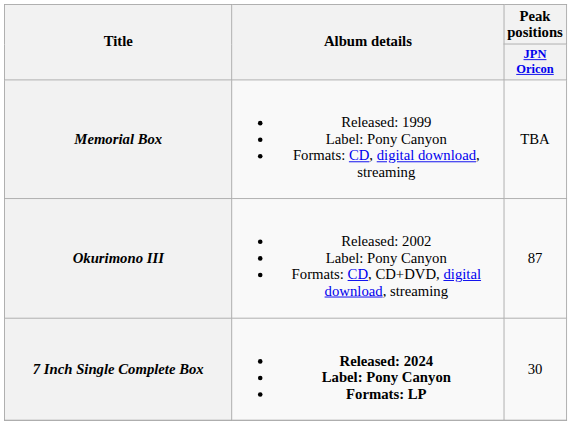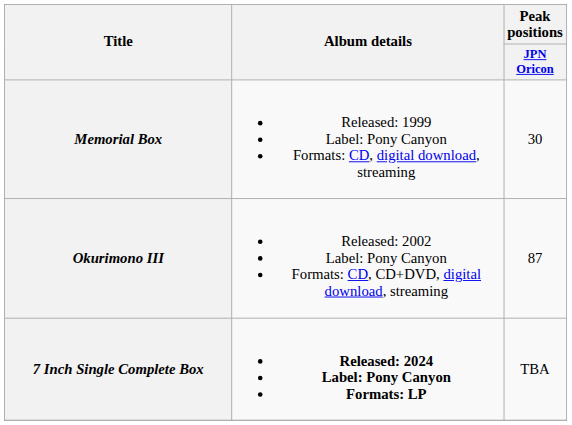(535, 139) TBA -> (535, 139) 30
(535, 369) 30 -> (535, 369) TBA
